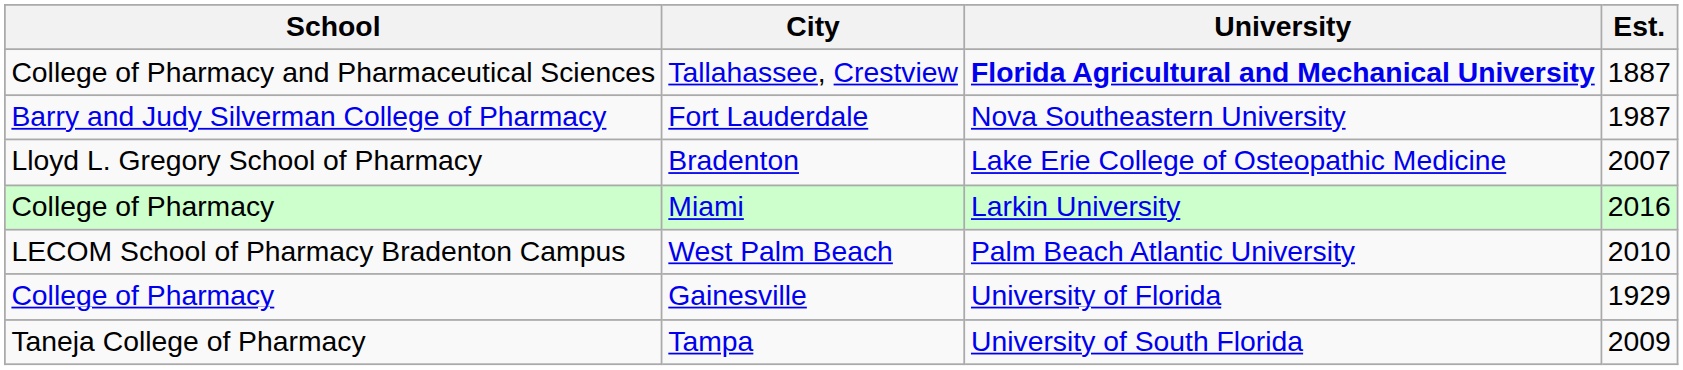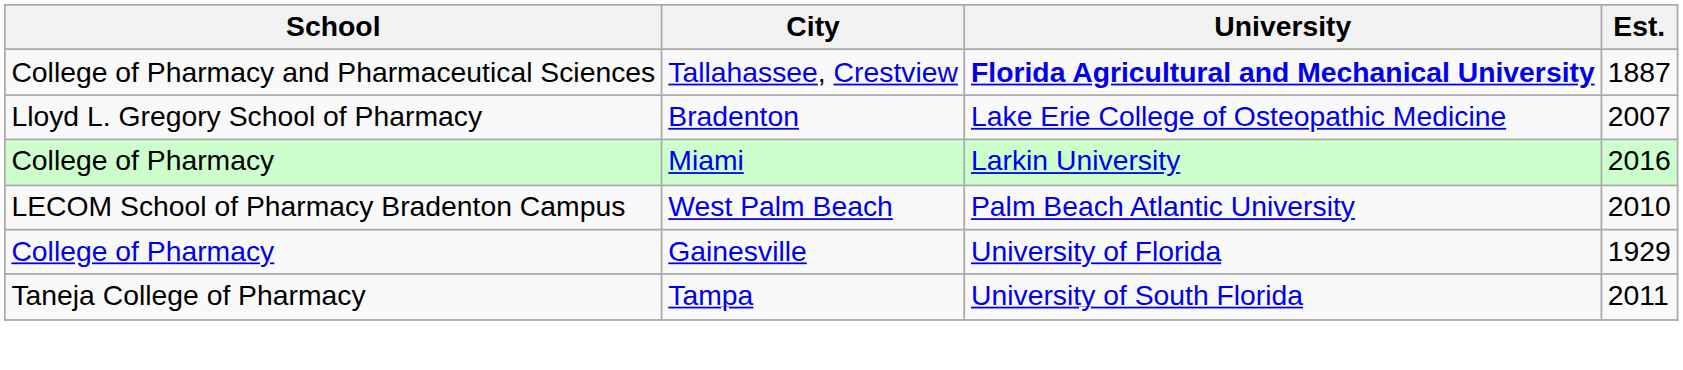- row: (768, 116)
(1639, 341) 2009 -> (1638, 296) 2011
